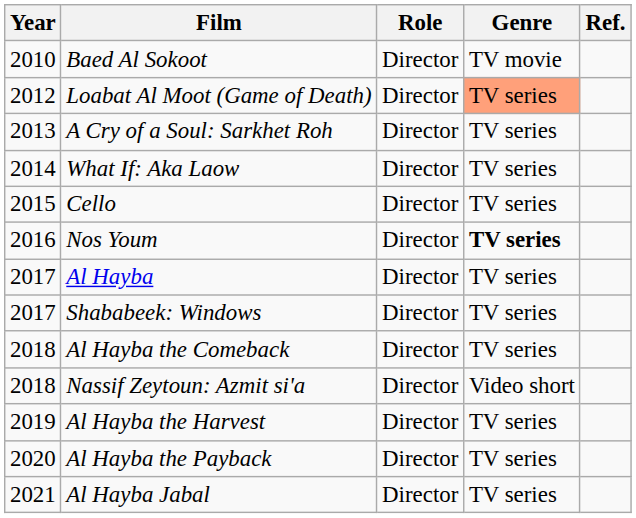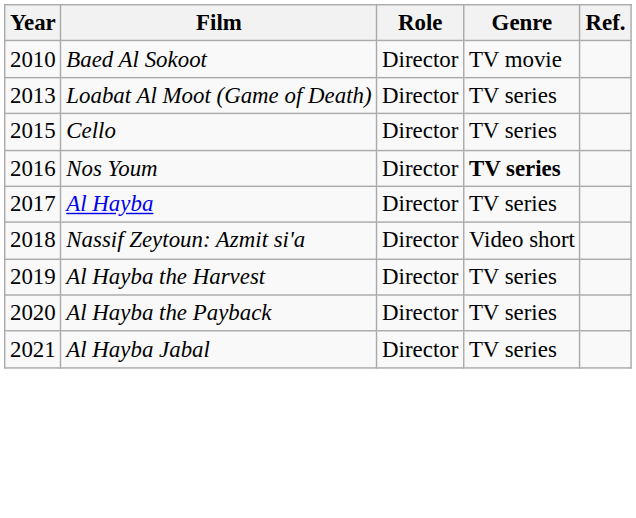(33, 95) 2012 -> (33, 95) 2013
(513, 95) lightsalmon background -> (513, 95) no background
- row: (200, 131)
- row: (153, 167)
- row: (164, 312)
- row: (178, 349)
